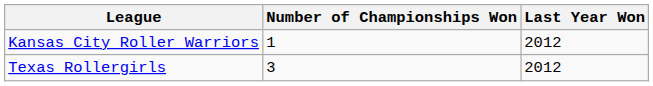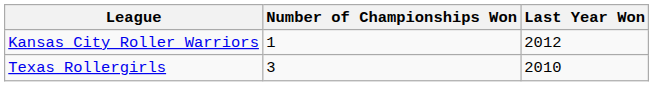(543, 68) 2012 -> (543, 68) 2010
